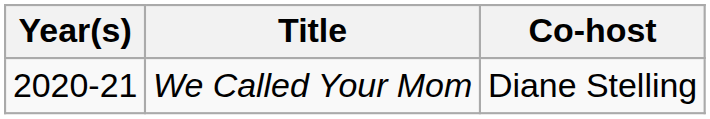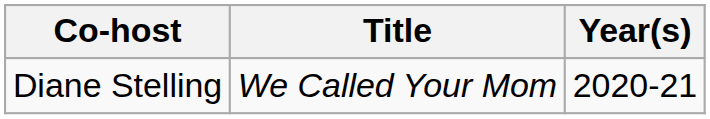columns swapped: (75, 31) <-> (593, 31)
